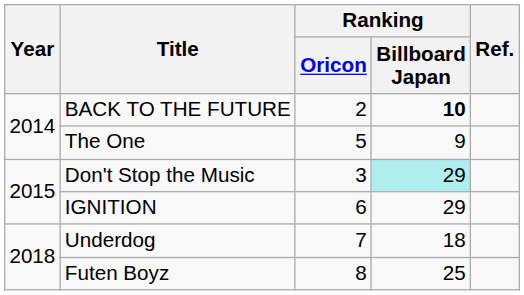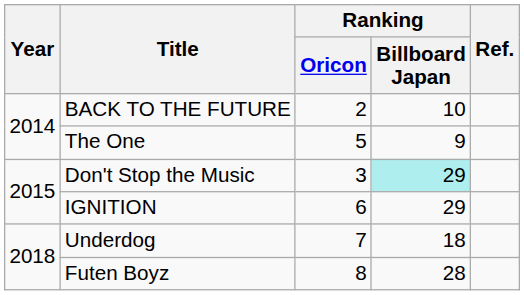(454, 109) bold -> (454, 109) normal
(454, 273) 25 -> (454, 273) 28
